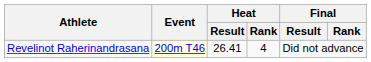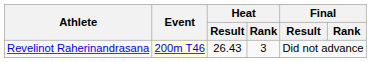(227, 49) 26.41 -> (227, 49) 26.43
(263, 49) 4 -> (263, 49) 3
